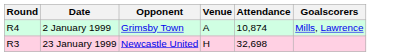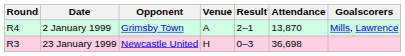+ column: (252, 12)
(252, 28) 10,874 -> (287, 28) 13,870
(252, 43) 32,698 -> (287, 43) 36,698
